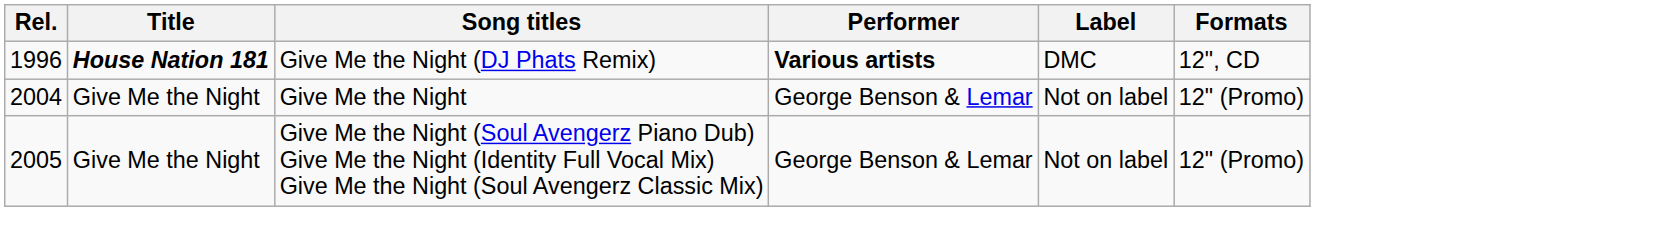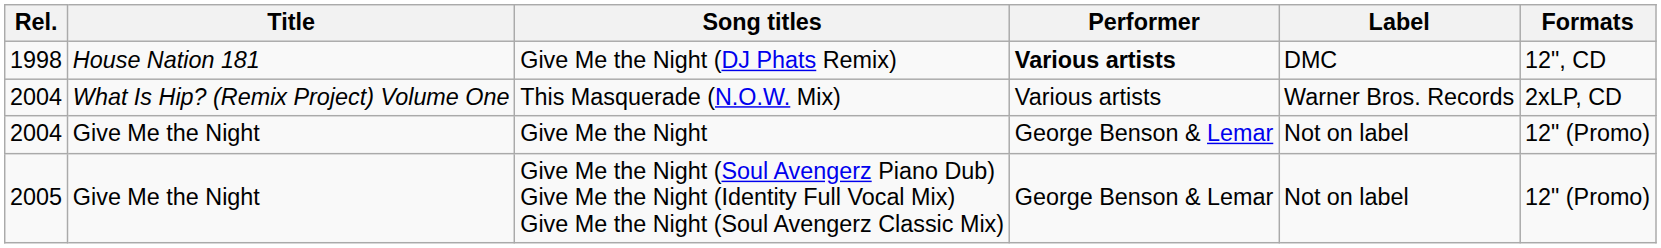(36, 60) 1996 -> (36, 60) 1998
(171, 60) bold -> (166, 60) normal
+ row: (681, 97)
